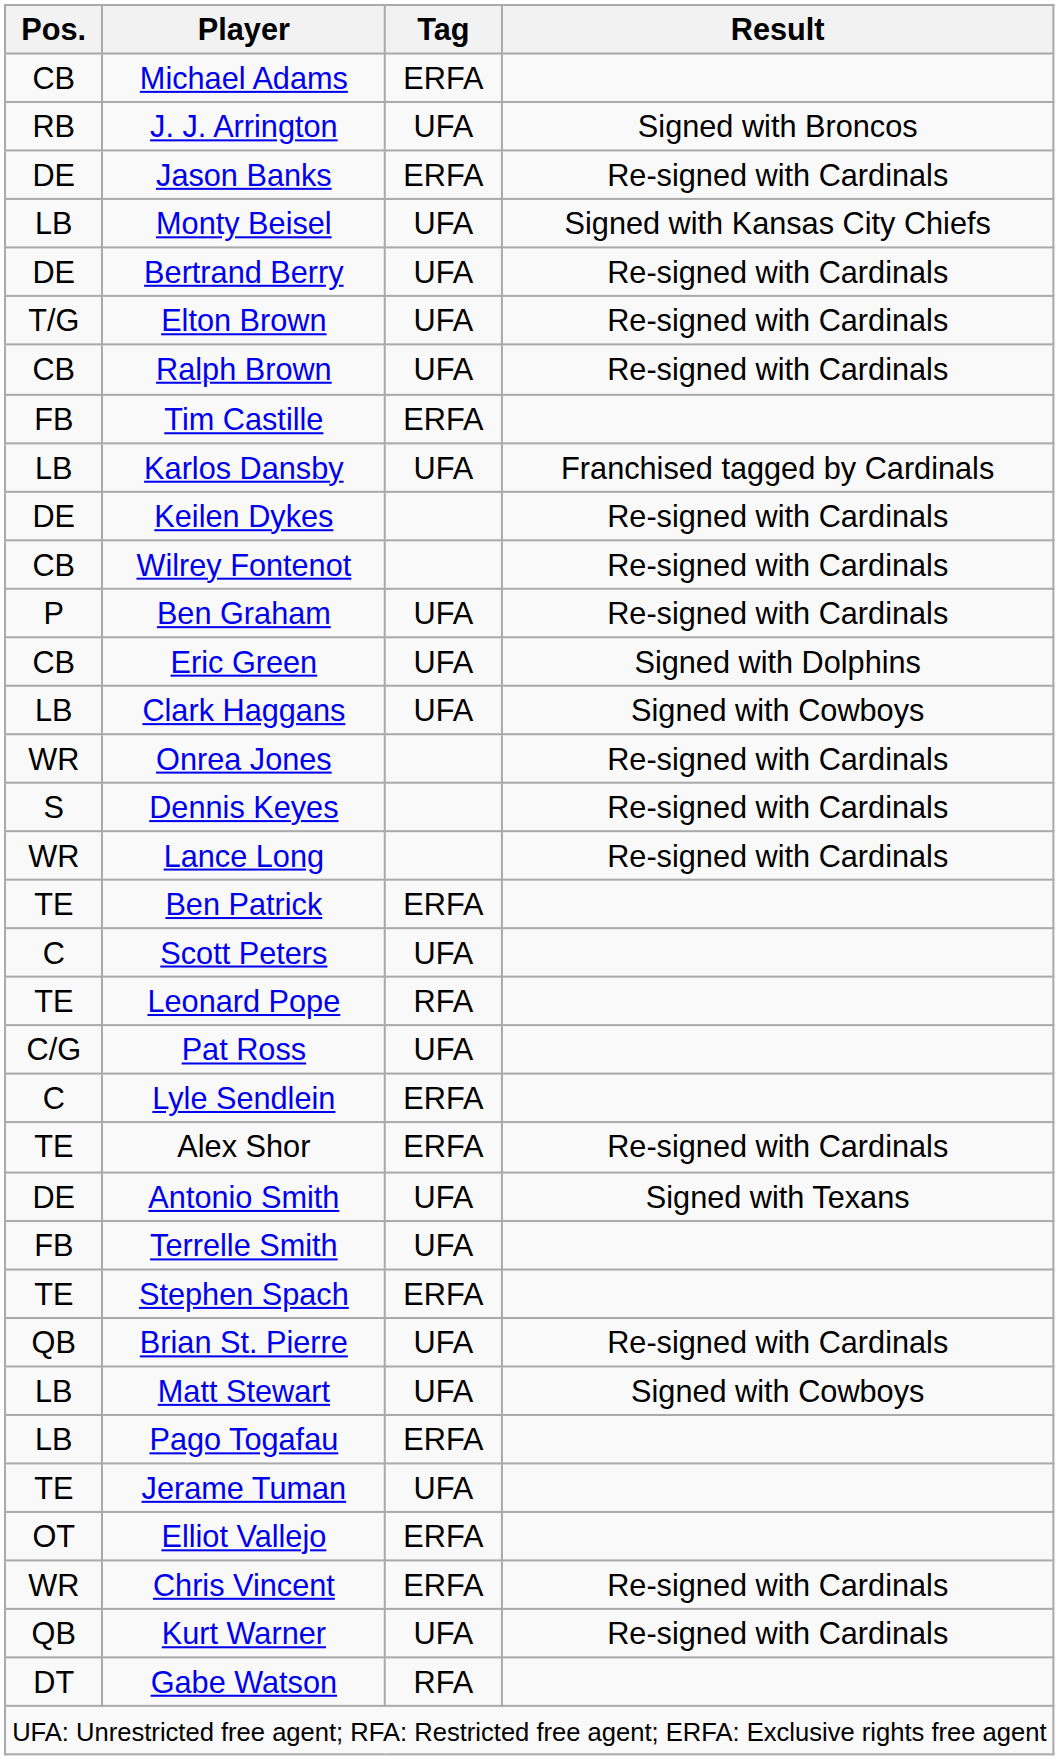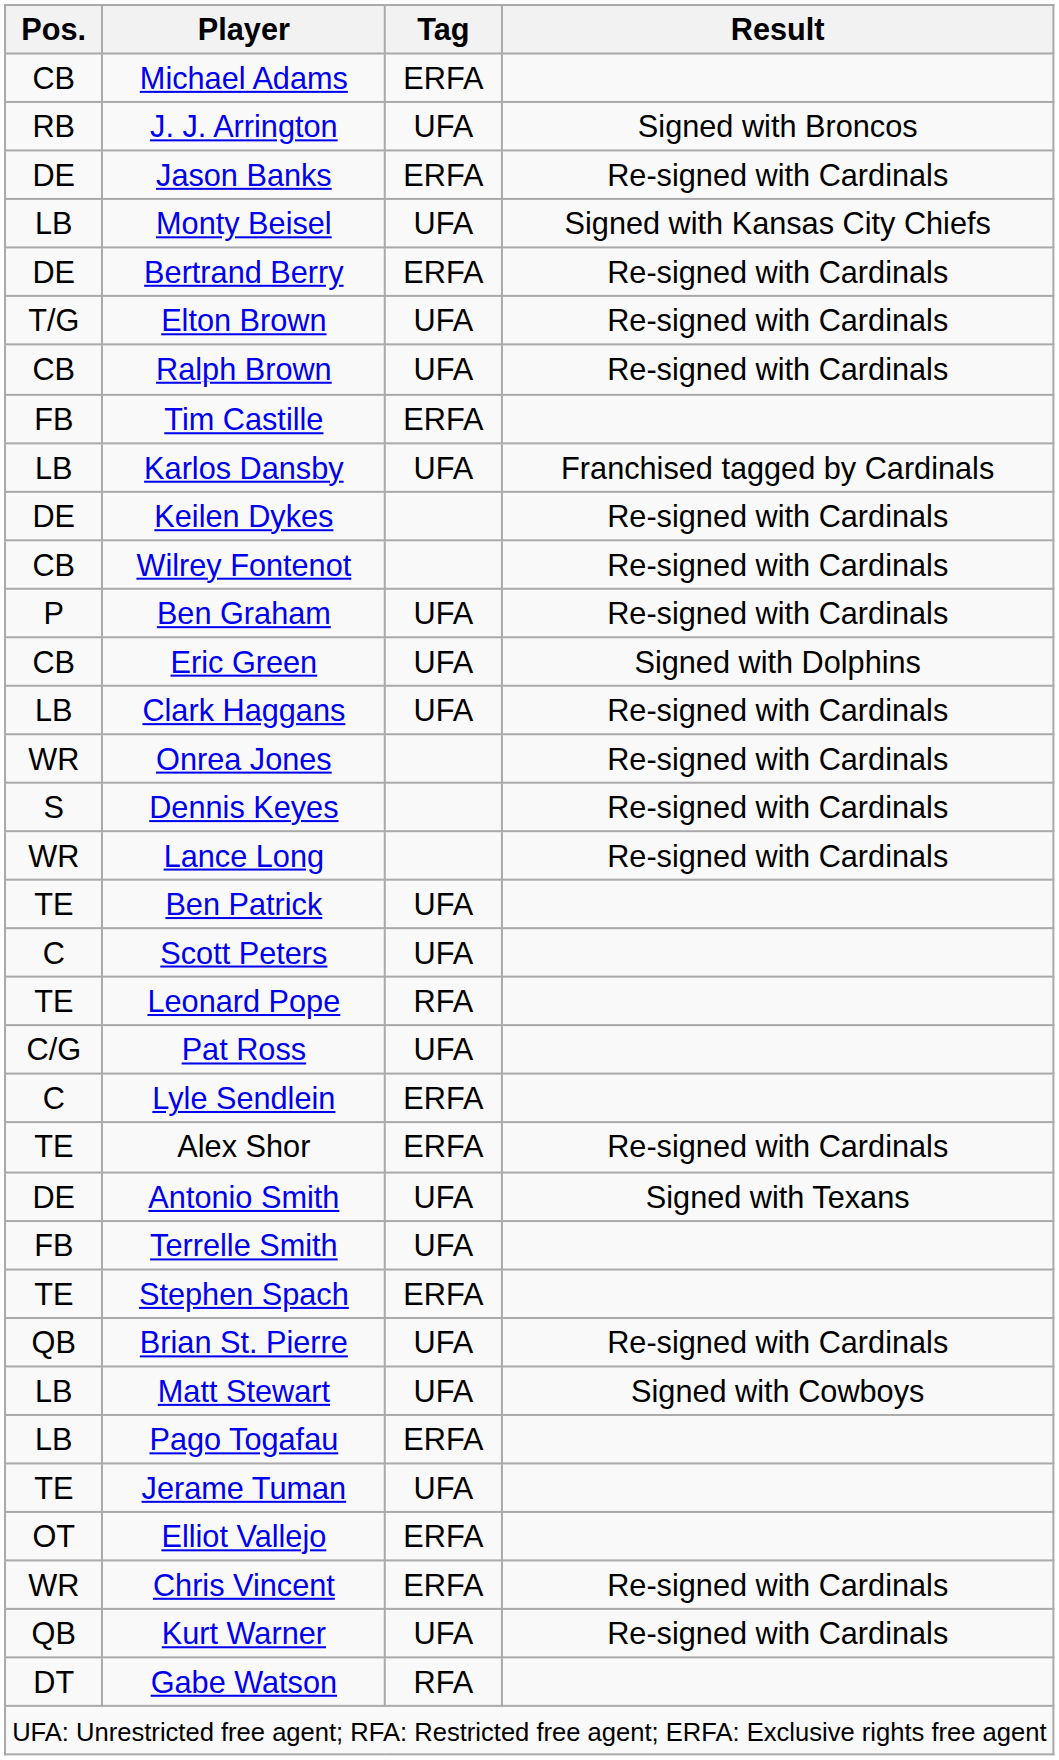(443, 273) UFA -> (443, 273) ERFA
(778, 710) Signed with Cowboys -> (778, 710) Re-signed with Cardinals
(443, 904) ERFA -> (443, 904) UFA
